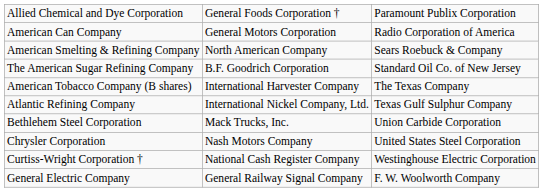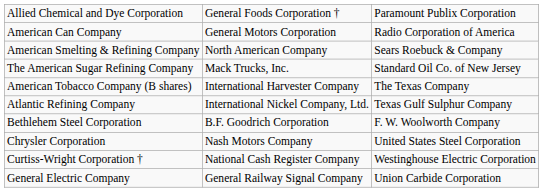(267, 68) B.F. Goodrich Corporation -> (247, 68) Mack Trucks, Inc.
(247, 123) Mack Trucks, Inc. -> (267, 123) B.F. Goodrich Corporation
(438, 123) Union Carbide Corporation -> (437, 123) F. W. Woolworth Company
(437, 178) F. W. Woolworth Company -> (438, 178) Union Carbide Corporation
